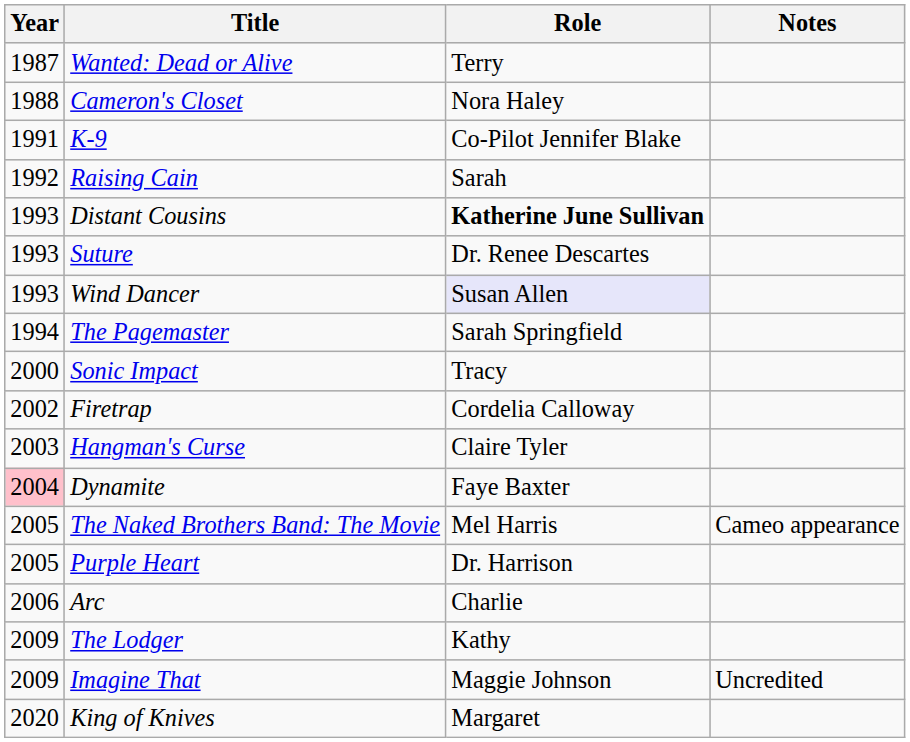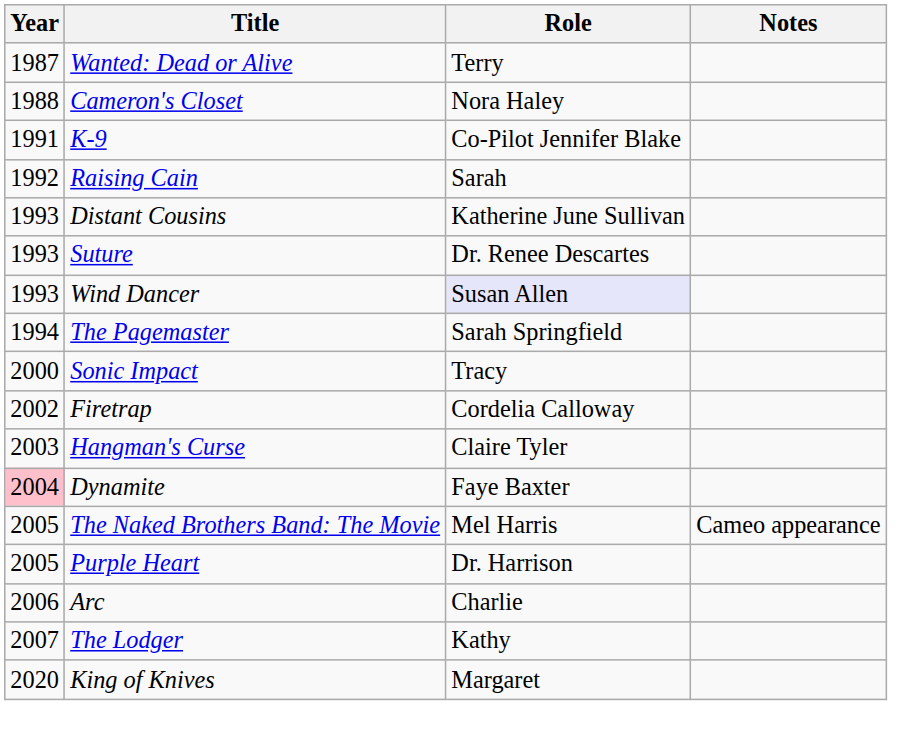(578, 216) bold -> (568, 216) normal
(35, 640) 2009 -> (35, 640) 2007
- row: (135, 679)
